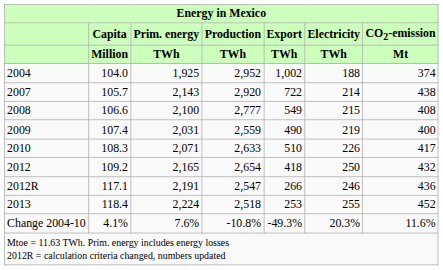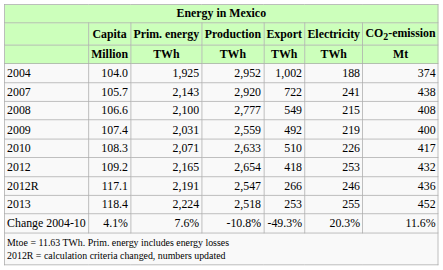(351, 92) 214 -> (351, 92) 241
(293, 129) 490 -> (293, 129) 492
(351, 167) 250 -> (351, 167) 253
